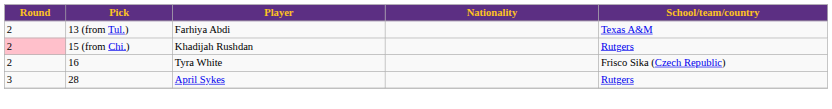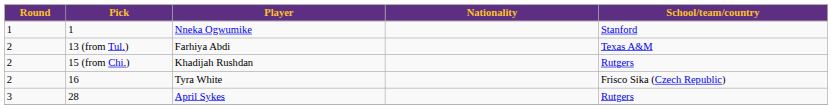+ row: (213, 29)
(9, 46) pink background -> (9, 63) no background
